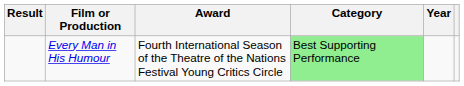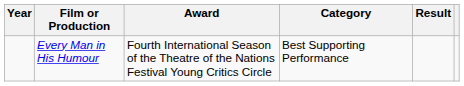columns swapped: (439, 13) <-> (25, 13)
(335, 51) lightgreen background -> (323, 51) no background
